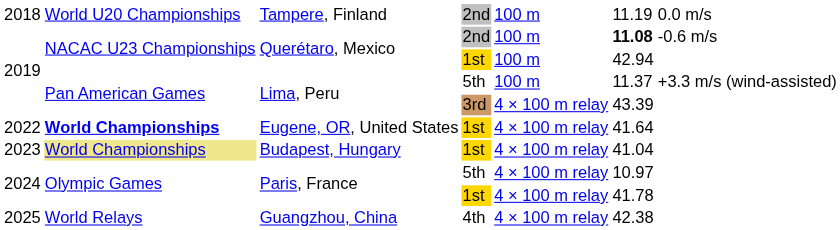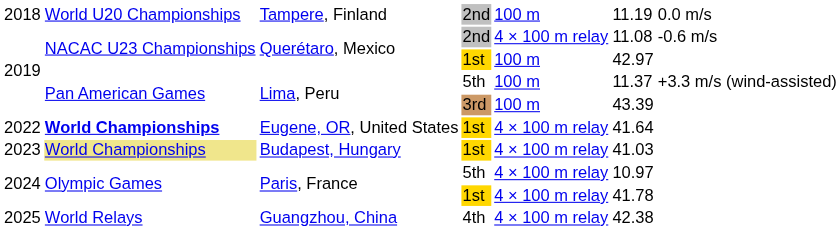(517, 37) 100 m -> (551, 37) 4 × 100 m relay
(633, 37) bold -> (632, 37) normal
(633, 59) 42.94 -> (633, 59) 42.97
(551, 104) 4 × 100 m relay -> (517, 104) 100 m
(633, 150) 41.04 -> (633, 150) 41.03
